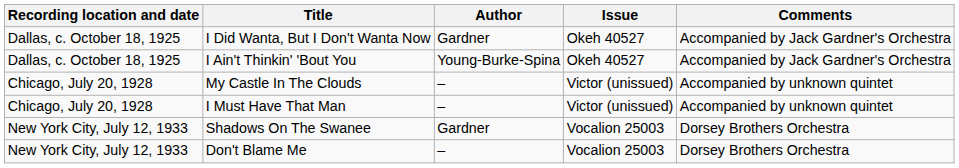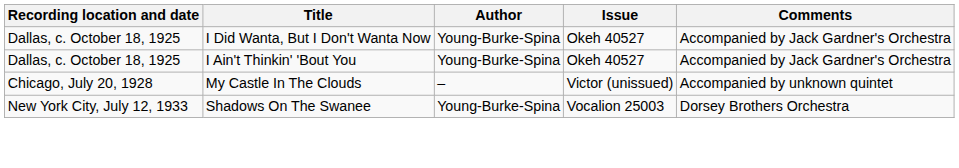(463, 38) Gardner -> (499, 38) Young-Burke-Spina
- row: (276, 106)
(463, 128) Gardner -> (499, 106) Young-Burke-Spina
- row: (256, 151)
